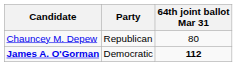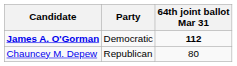rows swapped: (52, 38) <-> (53, 54)
